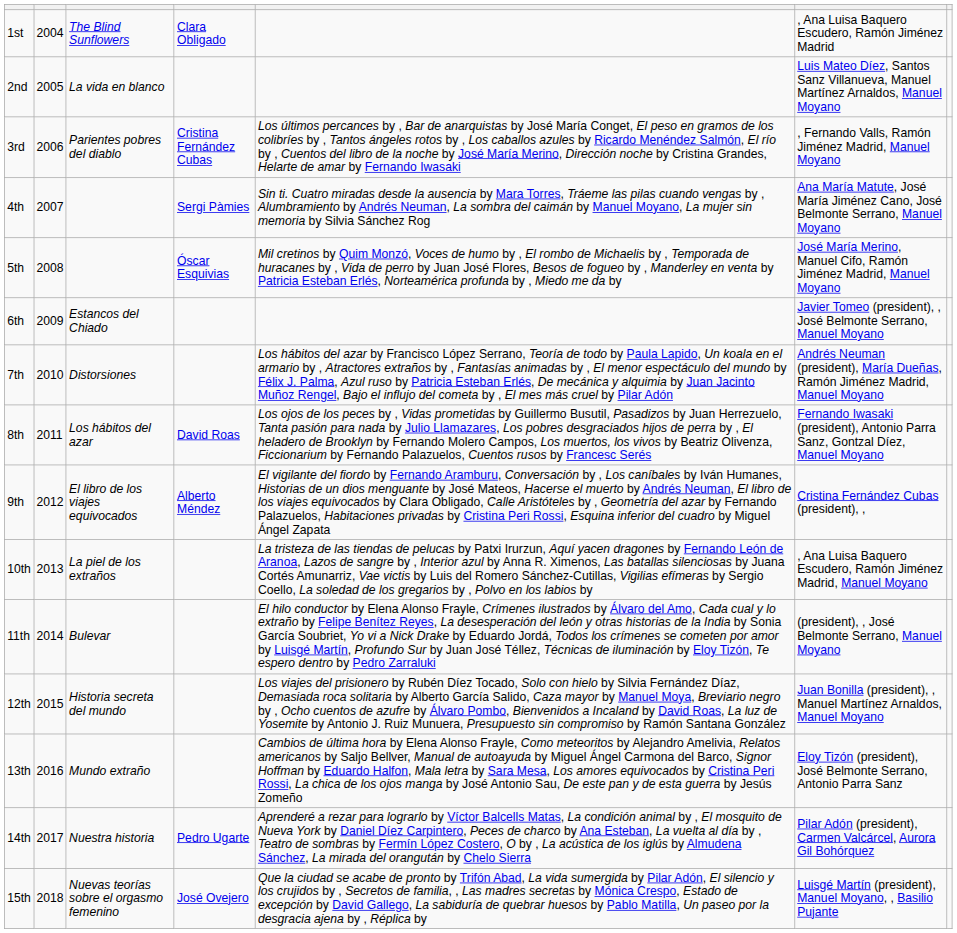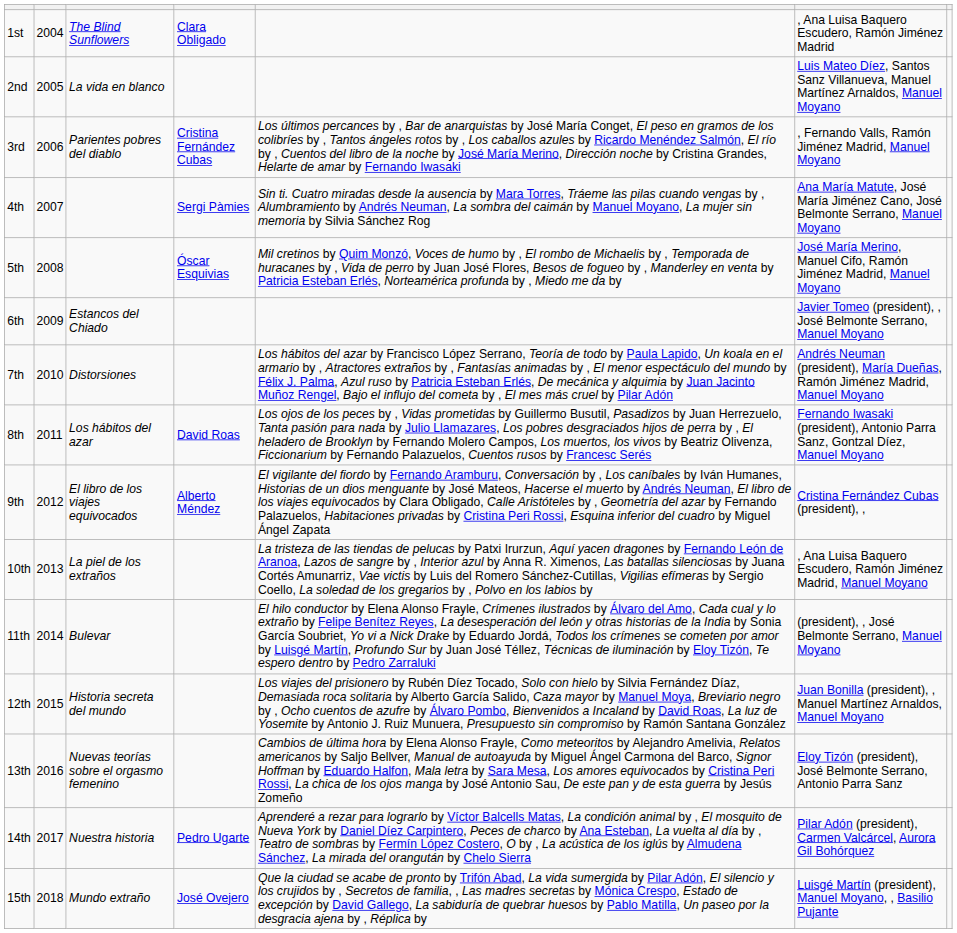(110, 771) Mundo extraño -> (116, 771) Nuevas teorías sobre el orgasmo femenino
(116, 898) Nuevas teorías sobre el orgasmo femenino -> (110, 898) Mundo extraño
